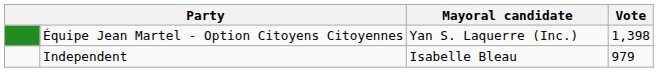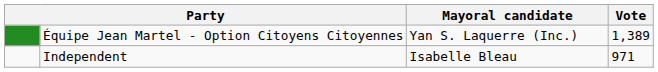(631, 36) 1,398 -> (631, 36) 1,389
(623, 56) 979 -> (623, 56) 971
